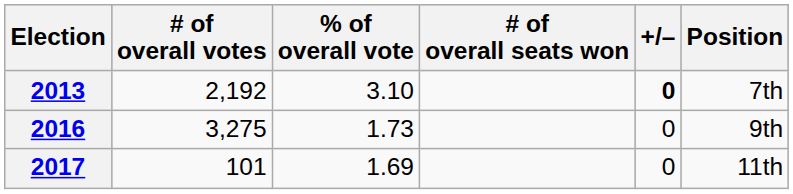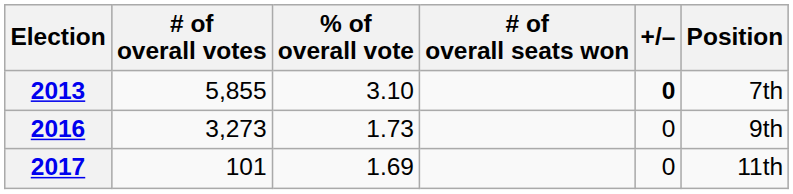(236, 90) 2,192 -> (236, 90) 5,855
(236, 129) 3,275 -> (236, 129) 3,273
